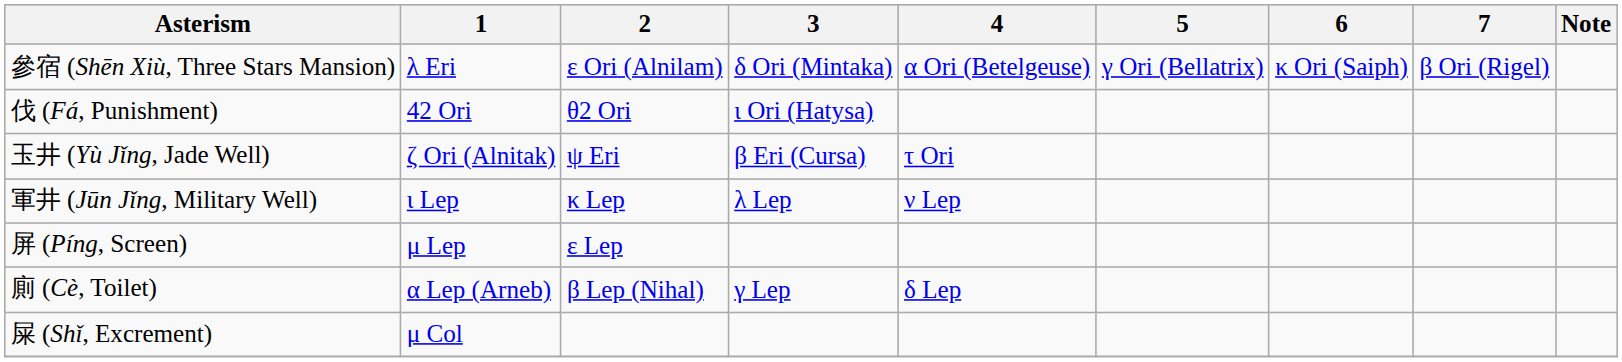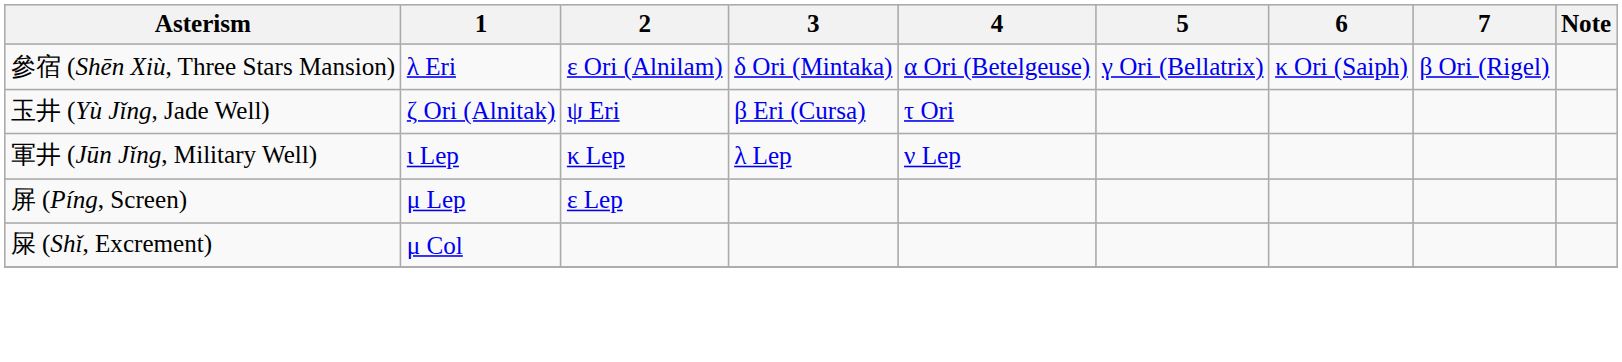- row: (114, 110)
- row: (84, 288)
